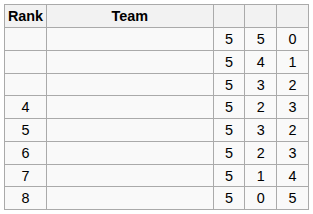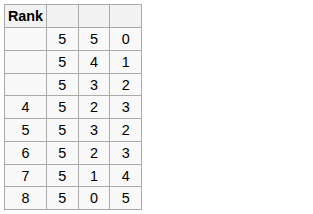- column: (130, 16)
